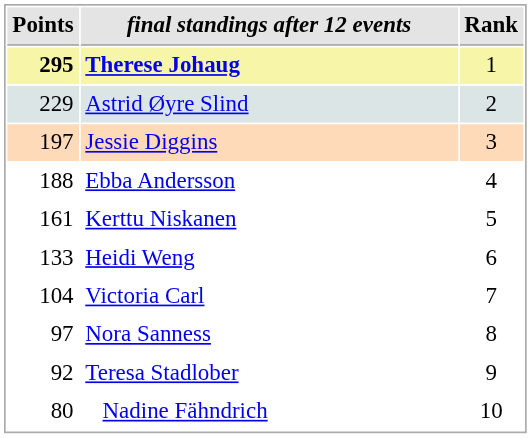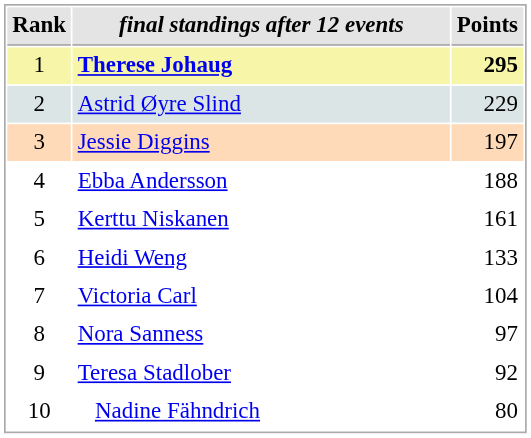columns swapped: (491, 25) <-> (43, 25)
